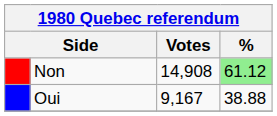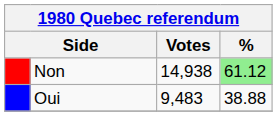(186, 72) 14,908 -> (186, 72) 14,938
(182, 98) 9,167 -> (182, 98) 9,483
